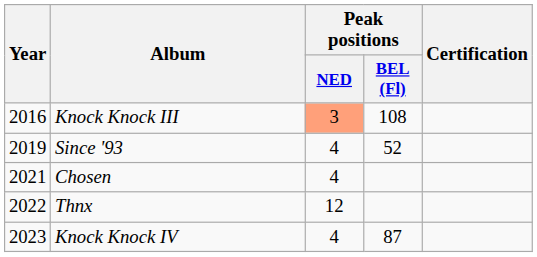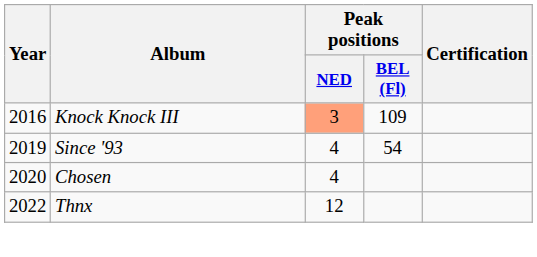(393, 117) 108 -> (393, 117) 109
(393, 147) 52 -> (393, 147) 54
(28, 177) 2021 -> (28, 177) 2020
- row: (116, 236)
